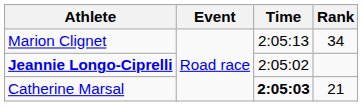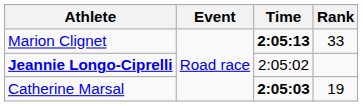(284, 41) normal -> (284, 41) bold
(336, 41) 34 -> (336, 41) 33
(336, 89) 21 -> (336, 89) 19
